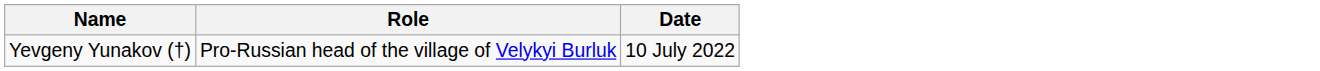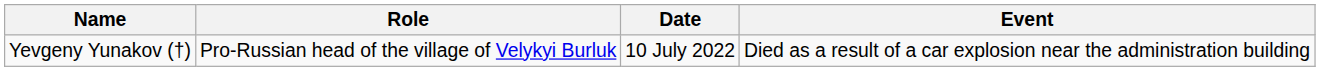+ column: (1027, 19)
